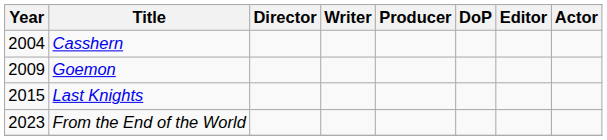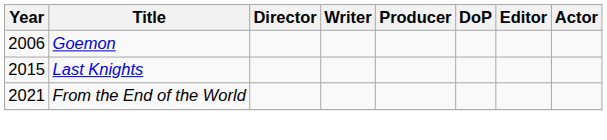- row: (88, 43)
(27, 69) 2009 -> (27, 43) 2006
(27, 122) 2023 -> (27, 95) 2021
